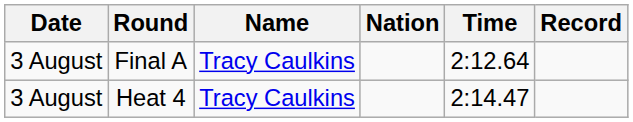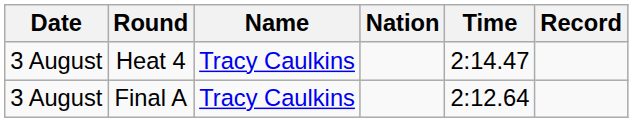rows swapped: (151, 98) <-> (151, 60)
